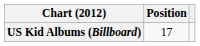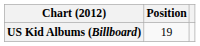(167, 32) 17 -> (167, 32) 19
